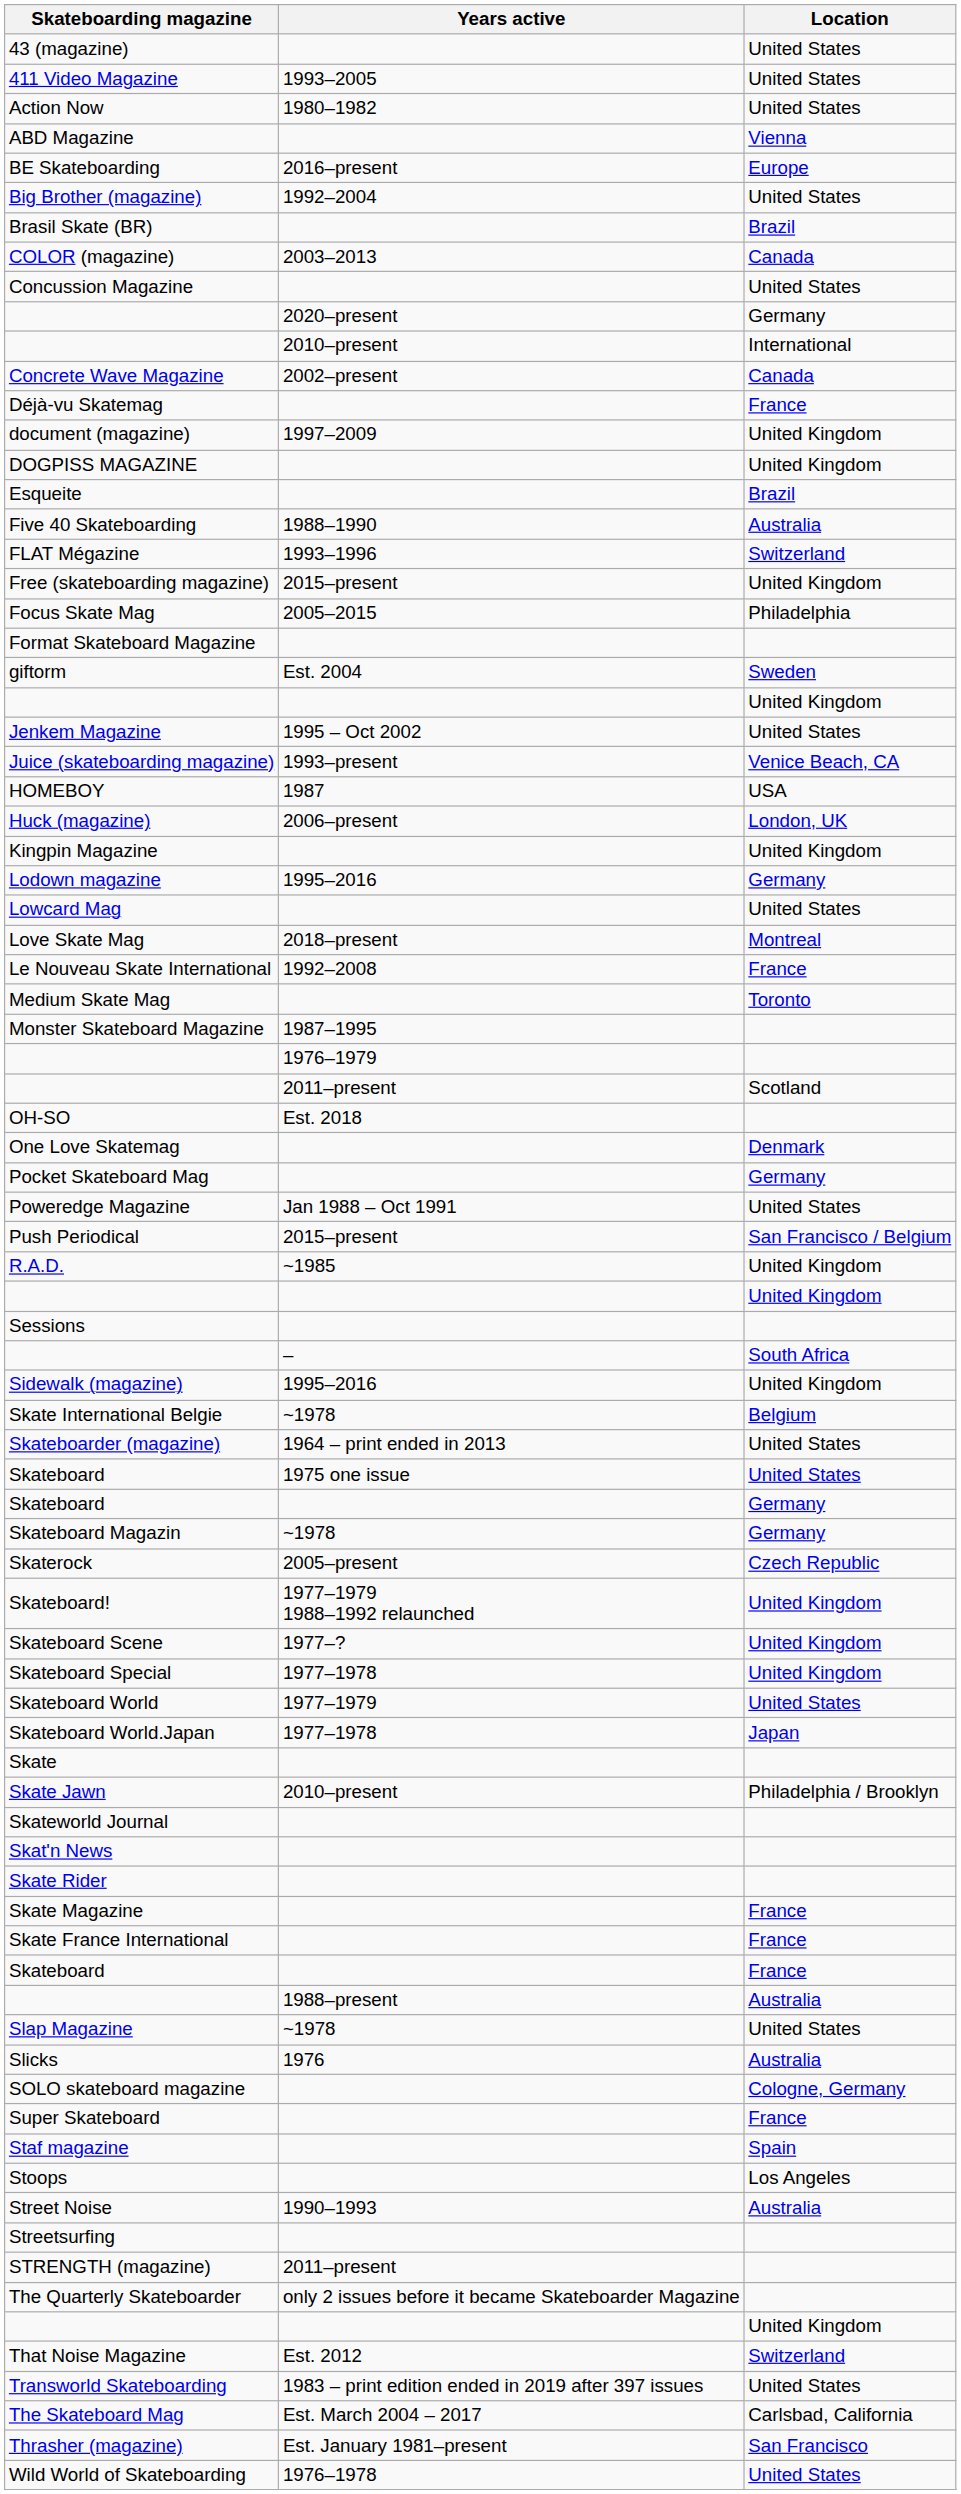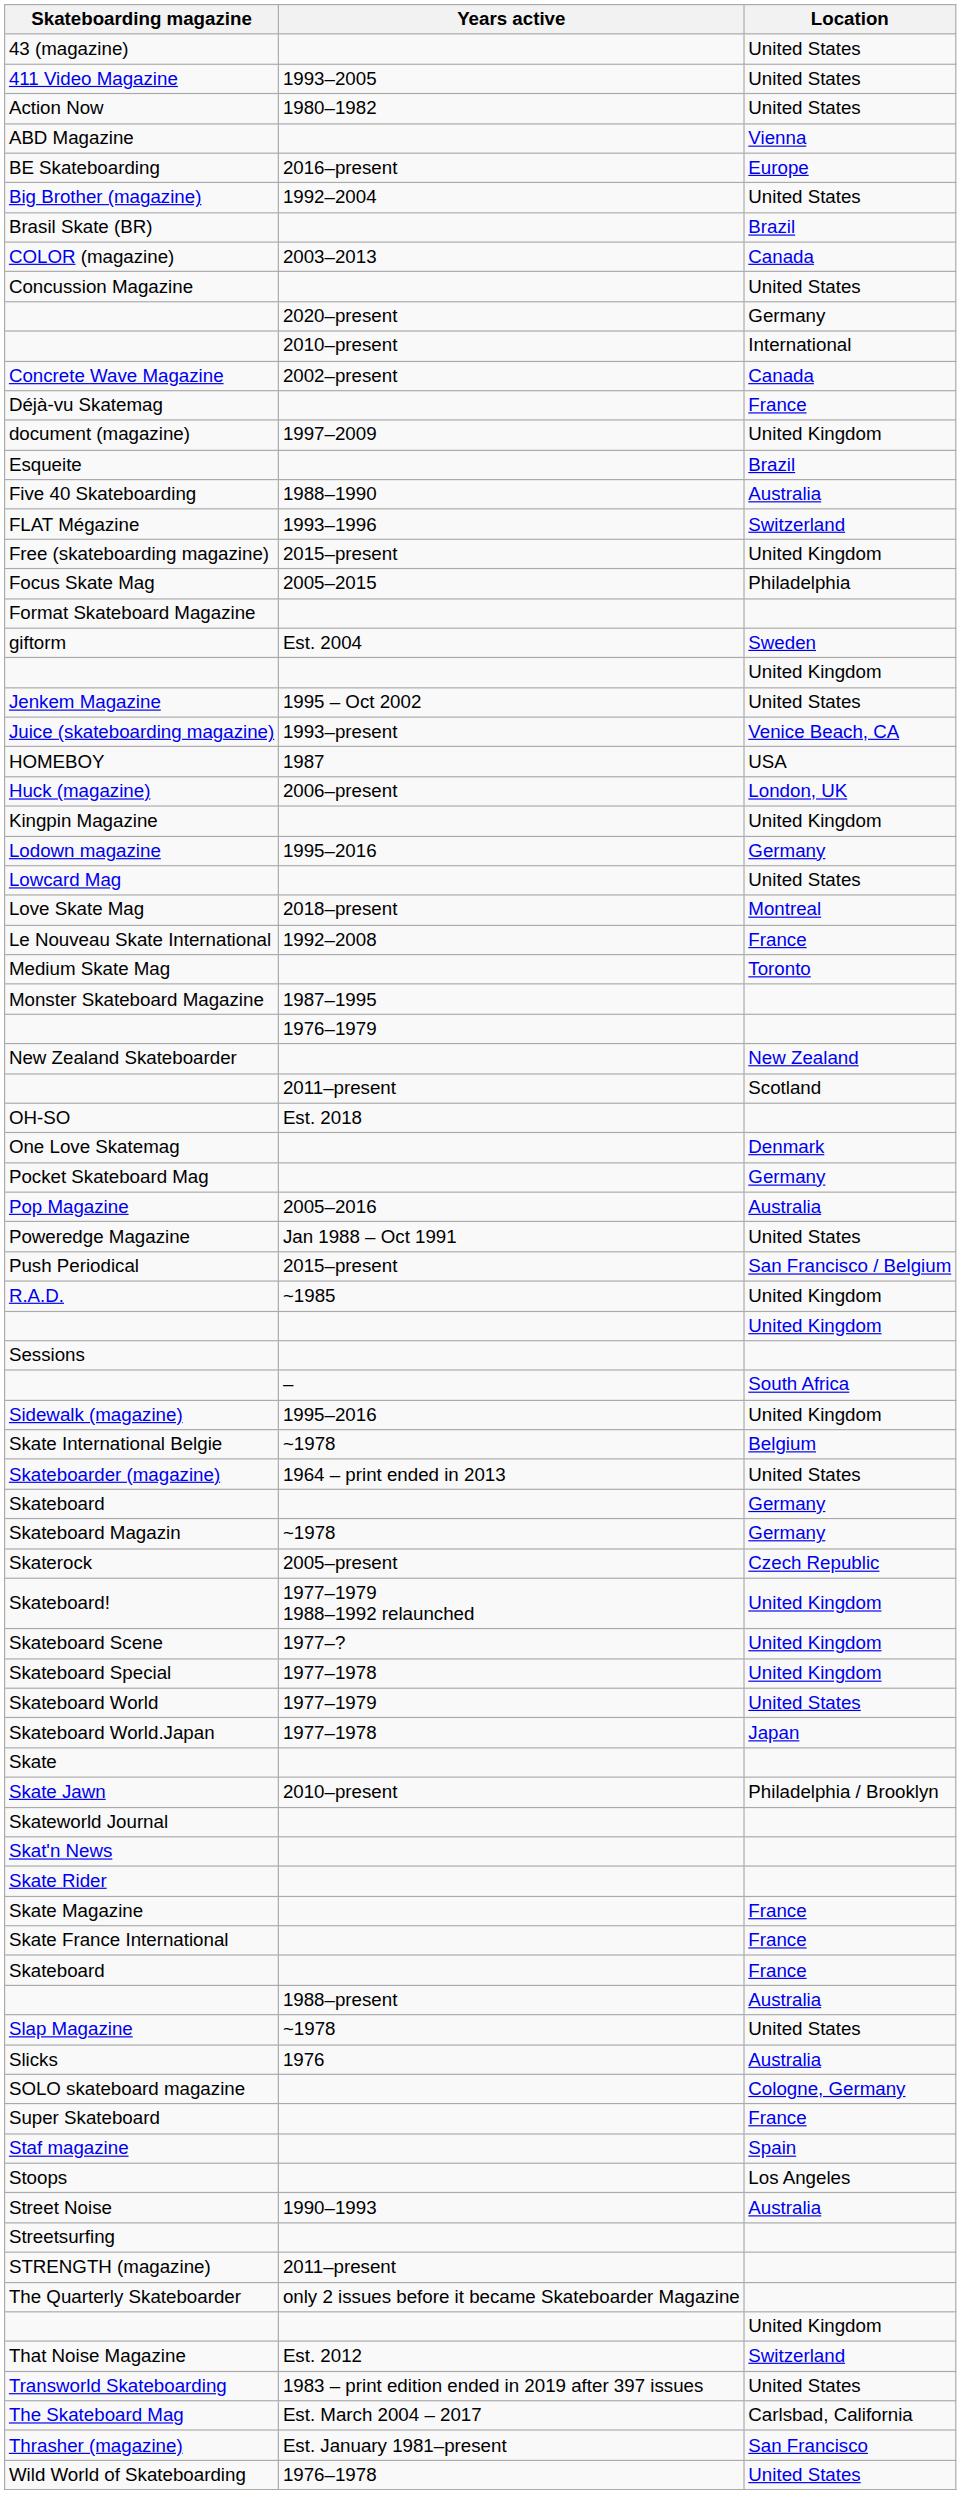- row: (103, 464)
+ row: (123, 1058)
+ row: (69, 1206)
- row: (57, 1474)
